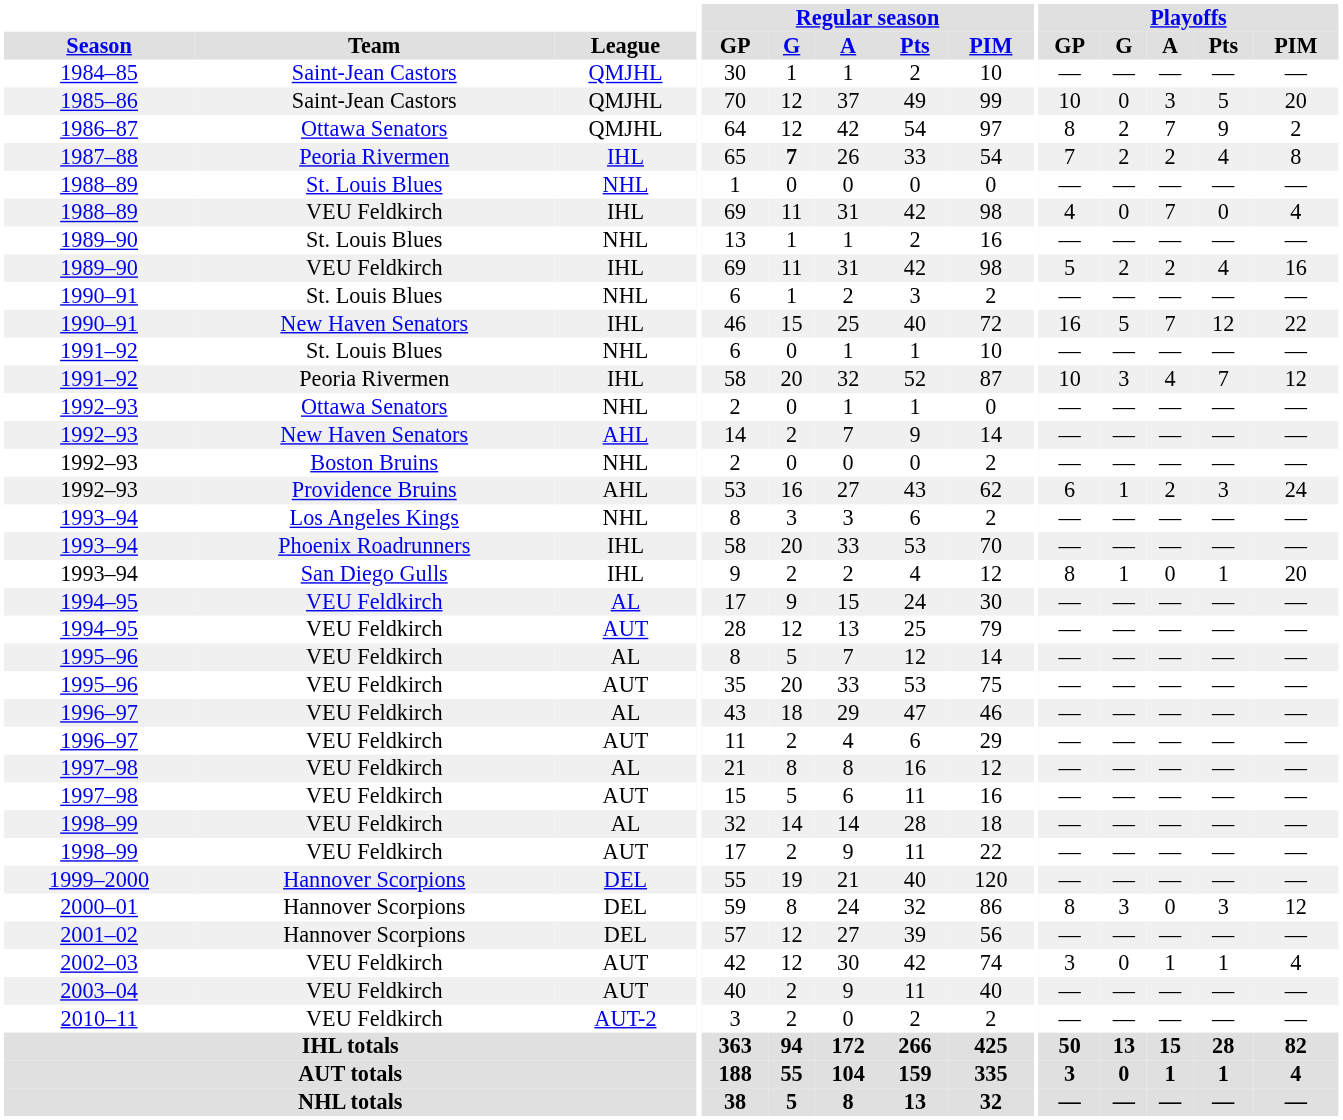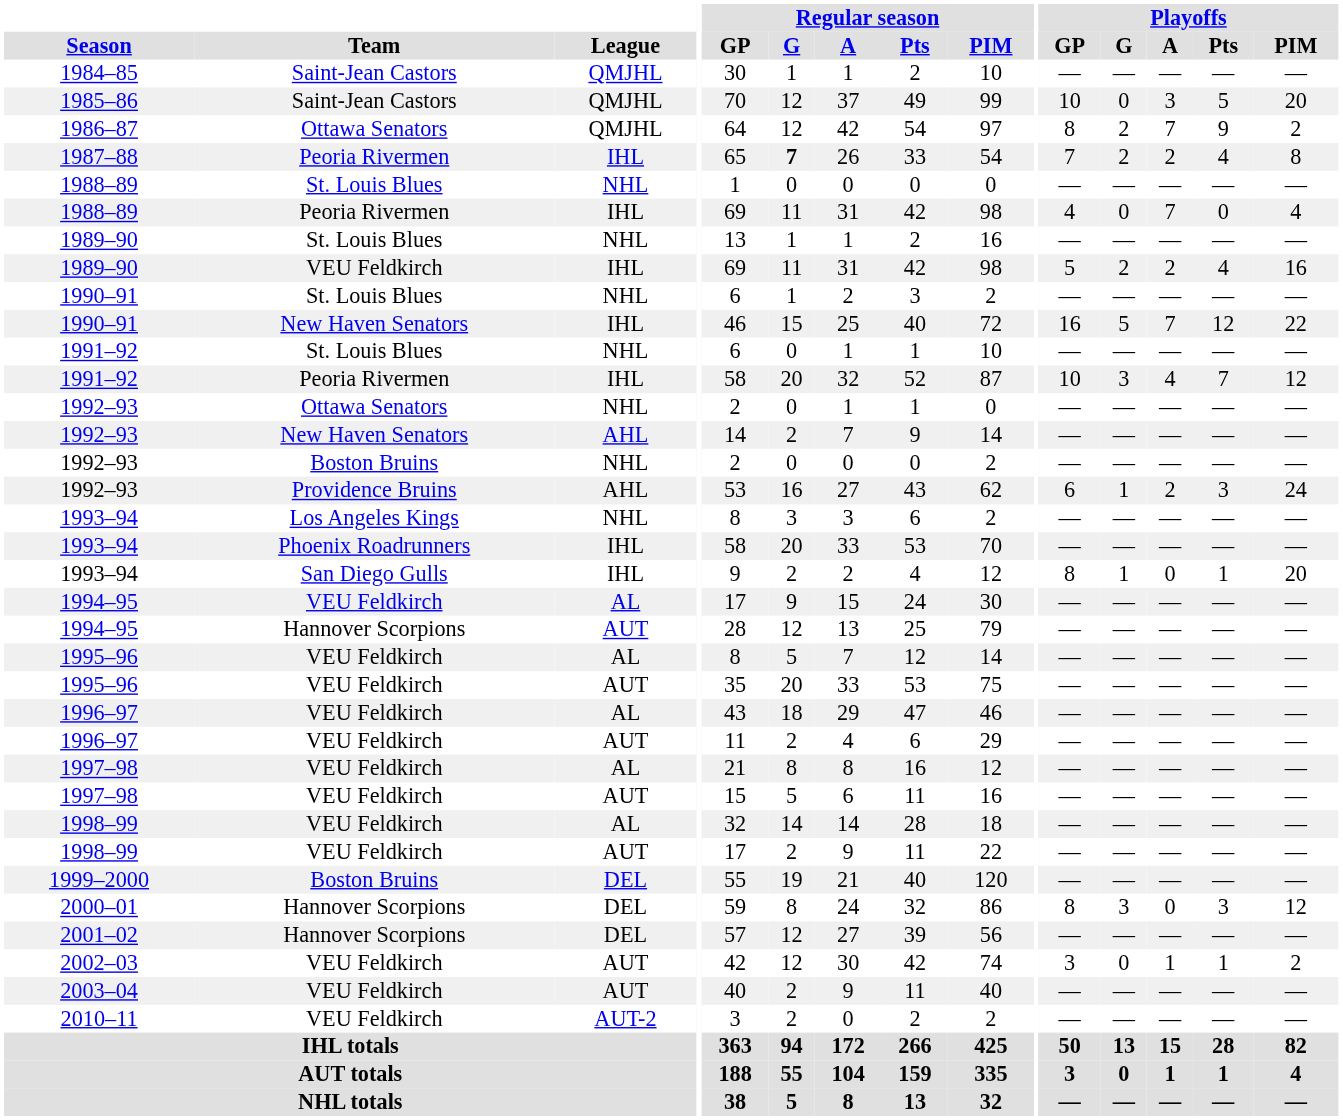(374, 212) VEU Feldkirch -> (374, 212) Peoria Rivermen
(374, 629) VEU Feldkirch -> (374, 629) Hannover Scorpions
(374, 879) Hannover Scorpions -> (374, 879) Boston Bruins
(1296, 962) 4 -> (1296, 962) 2
